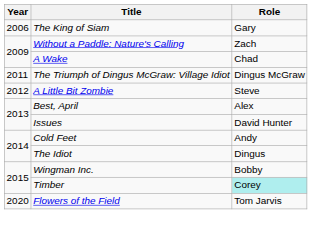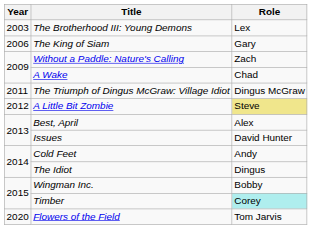+ row: (113, 28)
(247, 91) no background -> (247, 106) khaki background
